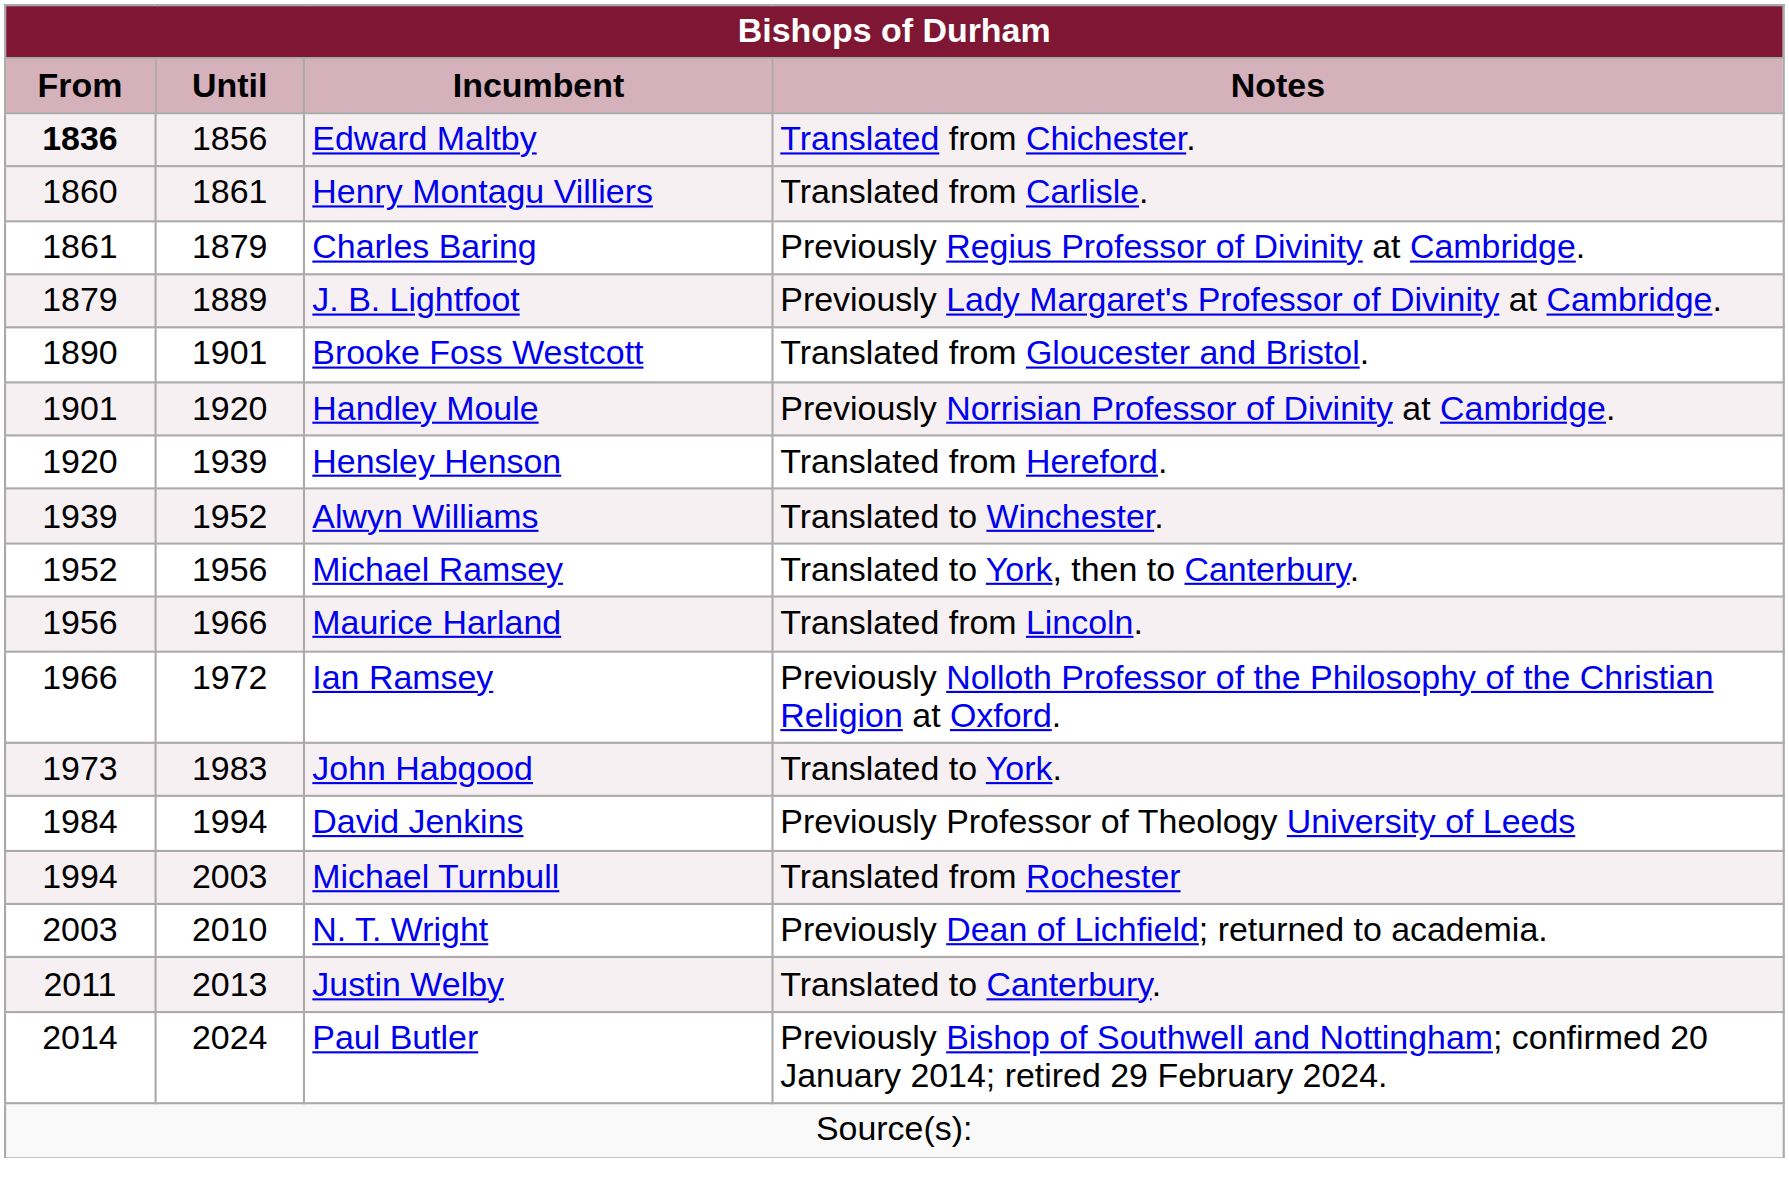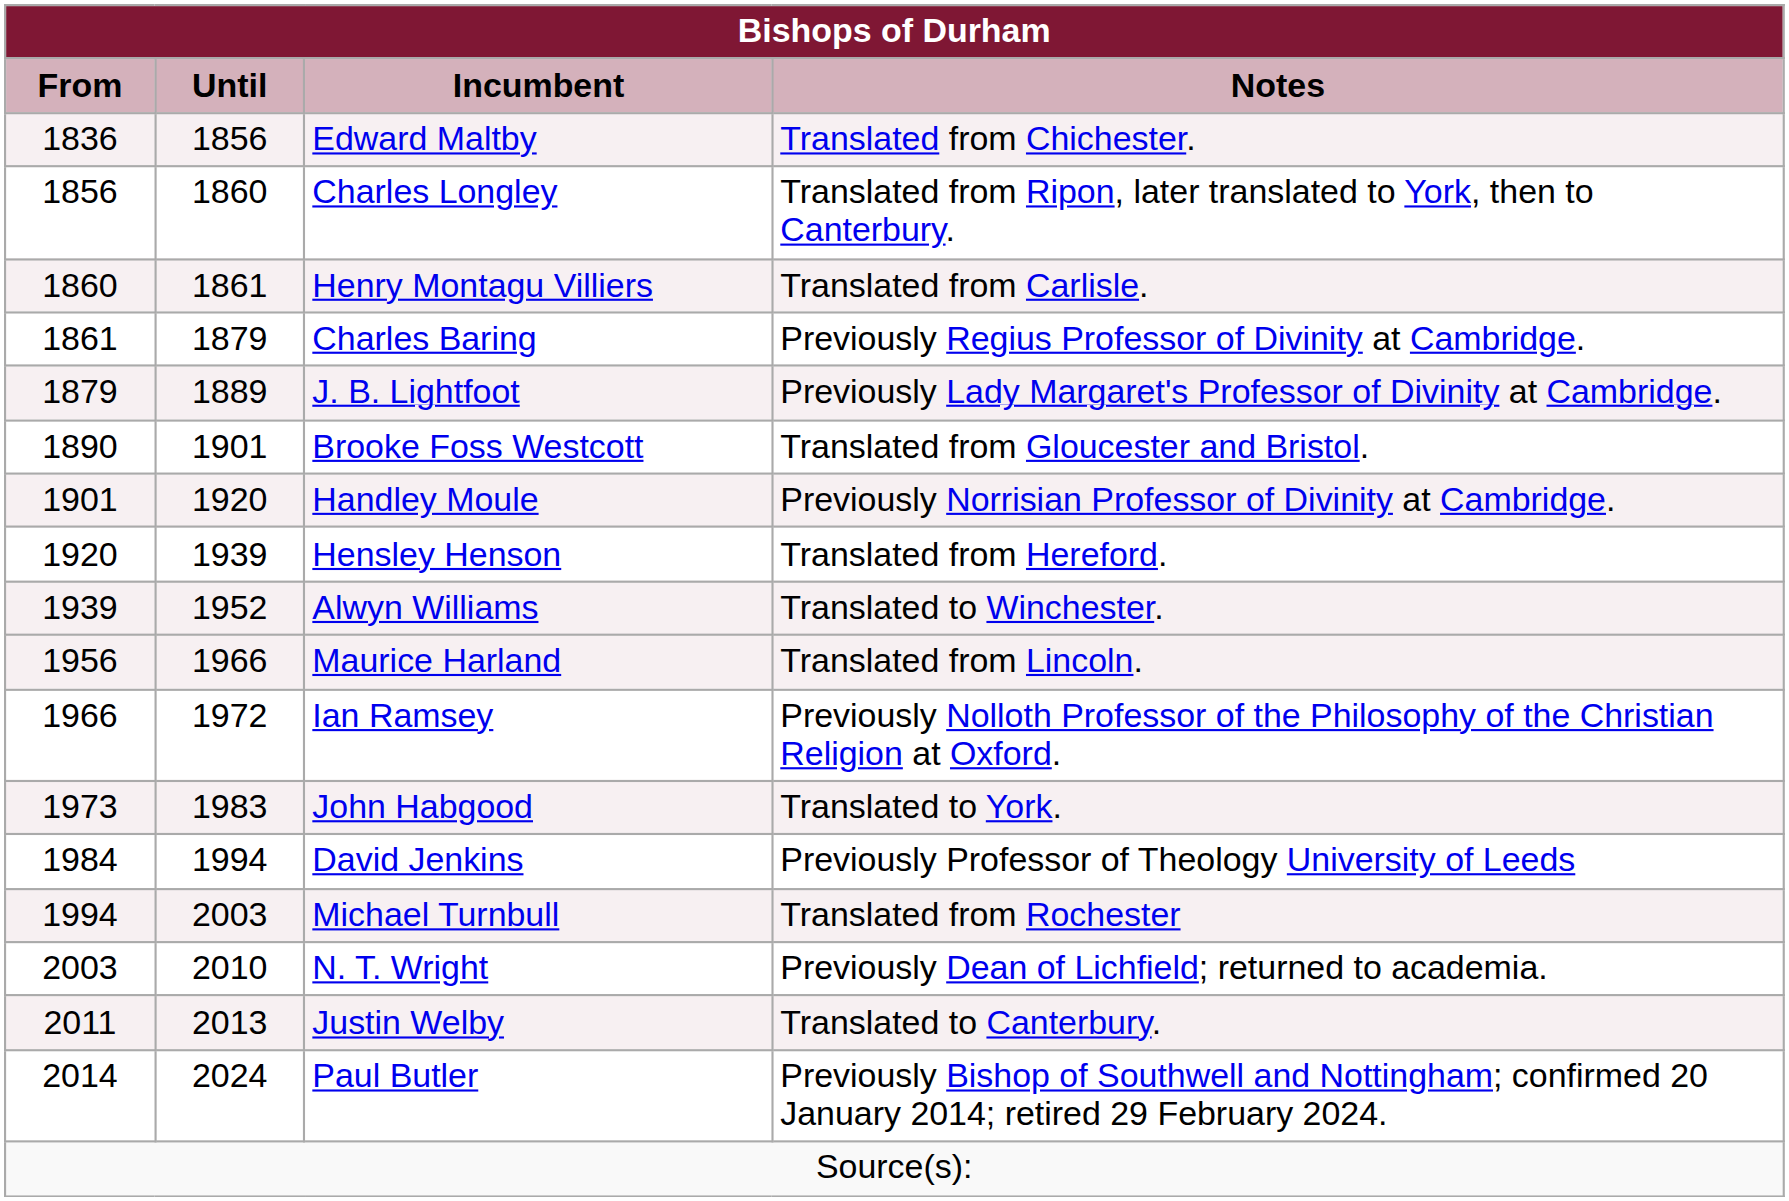(80, 138) bold -> (80, 138) normal
+ row: (435, 192)
- row: (438, 569)
